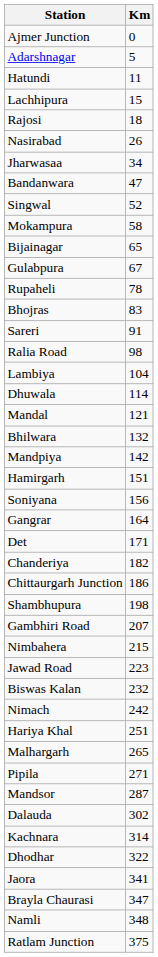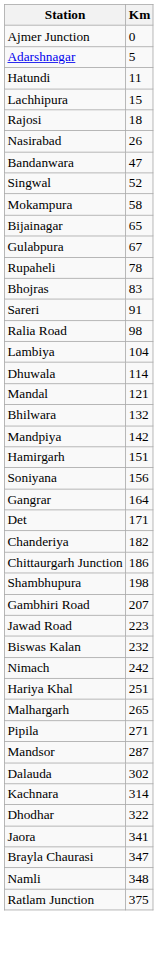- row: (35, 162)
- row: (37, 646)
